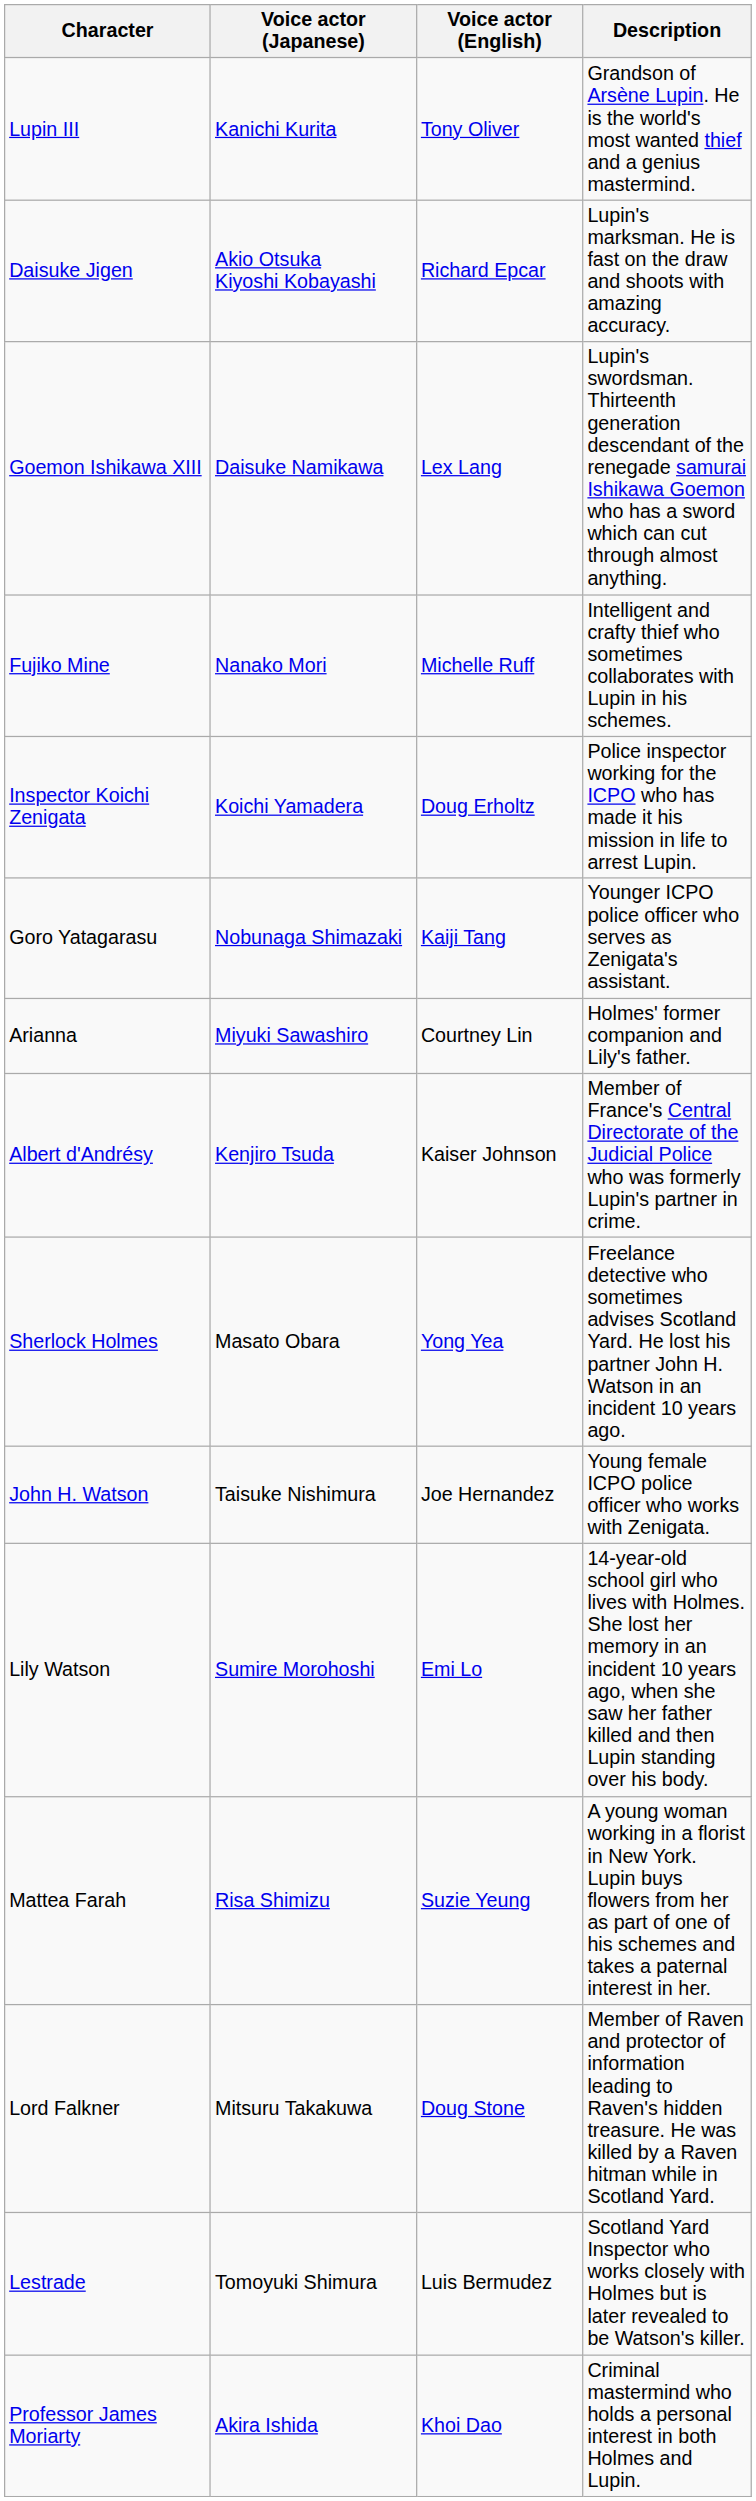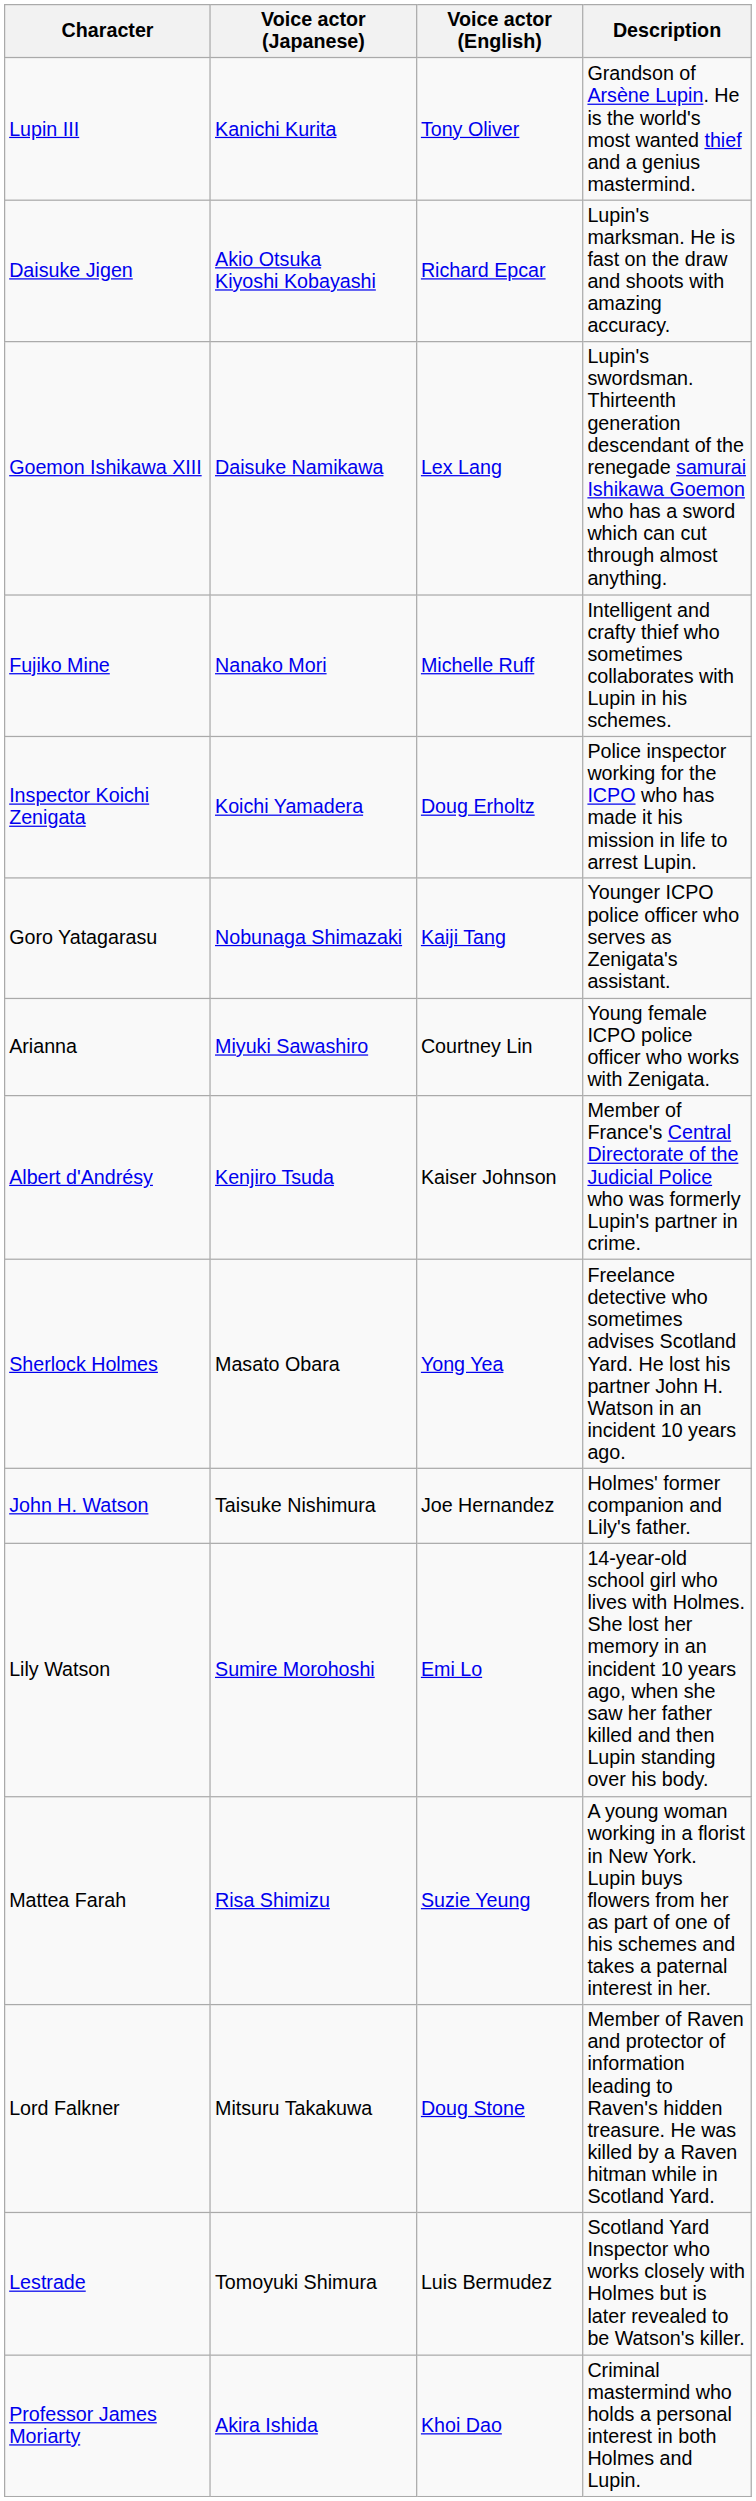(655, 1035) Holmes' former companion and Lily's father. -> (663, 1046) Young female ICPO police officer who works with Zenigata.
(663, 1494) Young female ICPO police officer who works with Zenigata. -> (655, 1505) Holmes' former companion and Lily's father.
